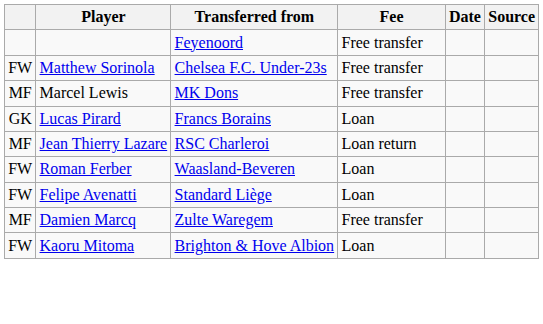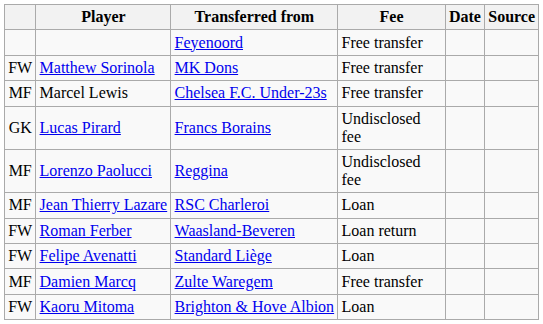(251, 67) Chelsea F.C. Under-23s -> (206, 67) MK Dons
(206, 93) MK Dons -> (251, 93) Chelsea F.C. Under-23s
(358, 118) Loan -> (381, 127) Undisclosed fee
+ row: (96, 171)
(379, 144) Loan return -> (358, 205) Loan
(358, 169) Loan -> (379, 230) Loan return
